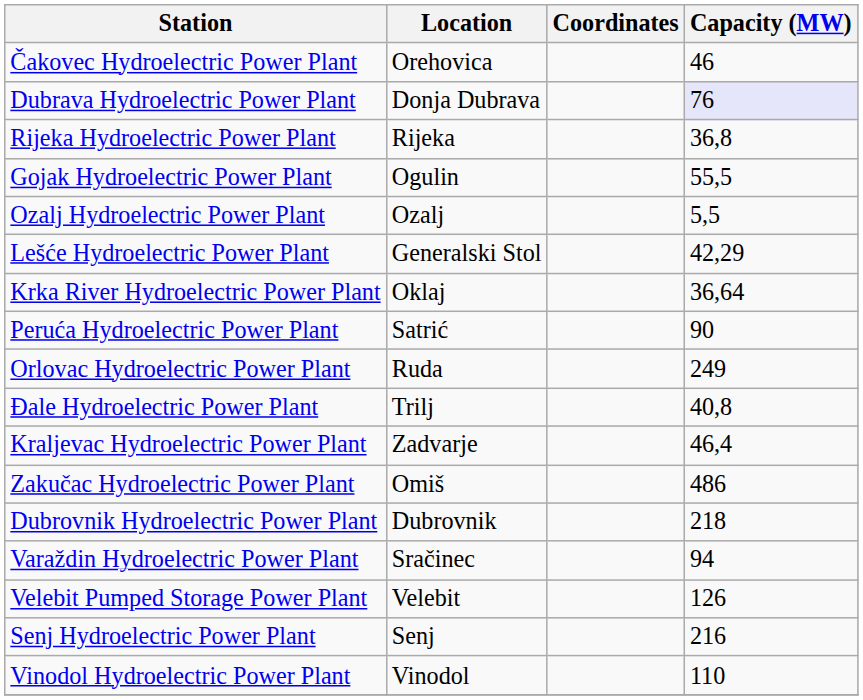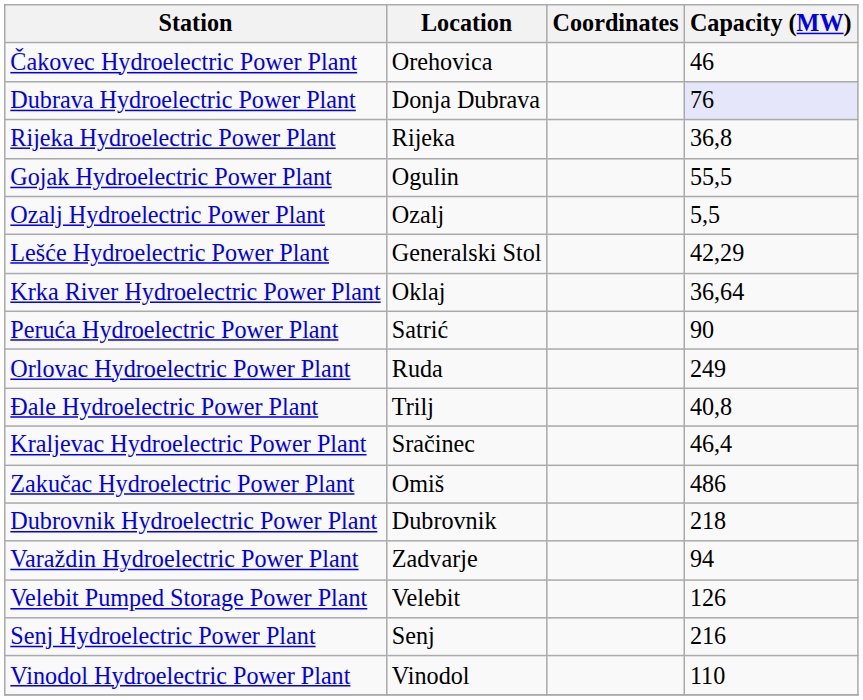(435, 445) Zadvarje -> (433, 445) Sračinec
(433, 560) Sračinec -> (435, 560) Zadvarje
